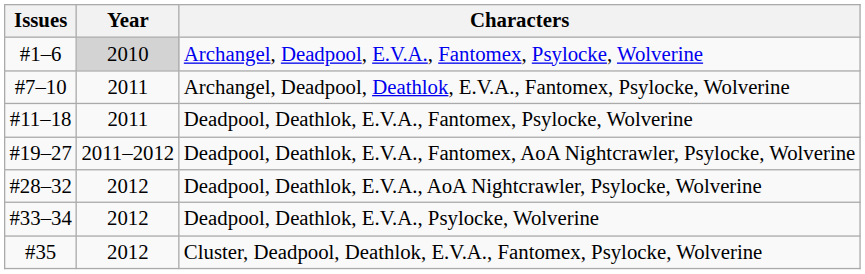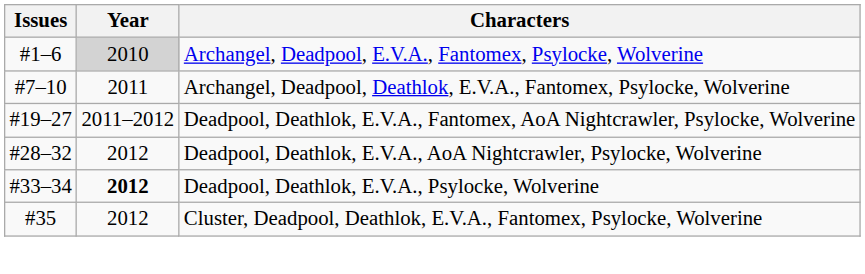- row: (438, 119)
(128, 218) normal -> (128, 185) bold
